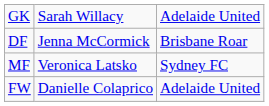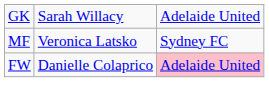- row: (18, 40)
(210, 88) no background -> (210, 64) pink background
